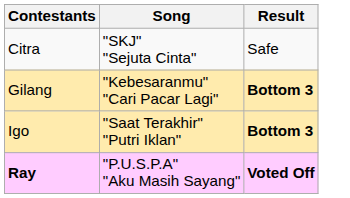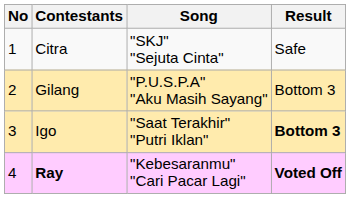+ column: (18, 16)
(161, 90) "Kebesaranmu" "Cari Pacar Lagi" -> (199, 90) "P.U.S.P.A" "Aku Masih Sayang"
(280, 90) bold -> (305, 90) normal
(172, 172) "P.U.S.P.A" "Aku Masih Sayang" -> (188, 172) "Kebesaranmu" "Cari Pacar Lagi"
